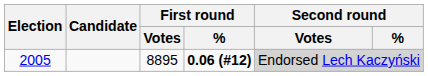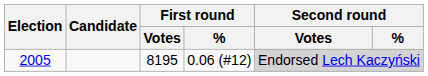(162, 60) 8895 -> (162, 60) 8195
(219, 60) bold -> (219, 60) normal
